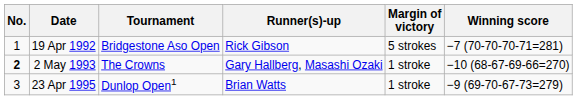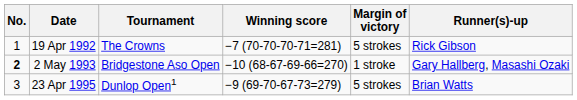columns swapped: (508, 21) <-> (304, 21)
(160, 46) Bridgestone Aso Open -> (133, 46) The Crowns
(133, 65) The Crowns -> (160, 65) Bridgestone Aso Open
(409, 85) 1 stroke -> (377, 85) 5 strokes
